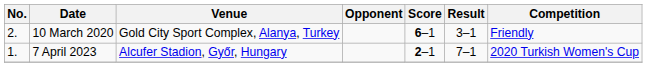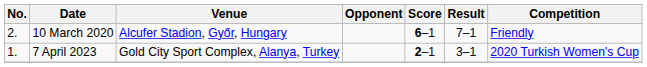(229, 33) Gold City Sport Complex, Alanya, Turkey -> (203, 33) Alcufer Stadion, Győr, Hungary
(466, 33) 3–1 -> (466, 33) 7–1
(203, 52) Alcufer Stadion, Győr, Hungary -> (229, 52) Gold City Sport Complex, Alanya, Turkey
(466, 52) 7–1 -> (466, 52) 3–1
